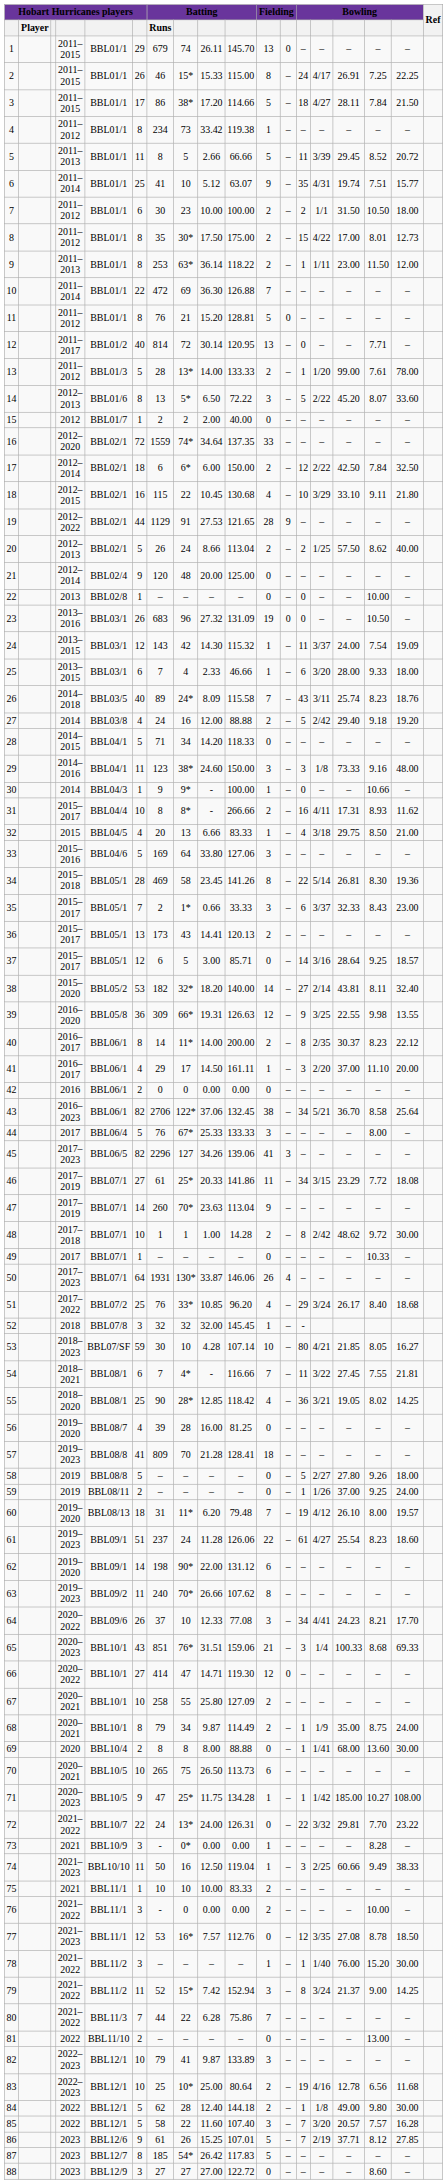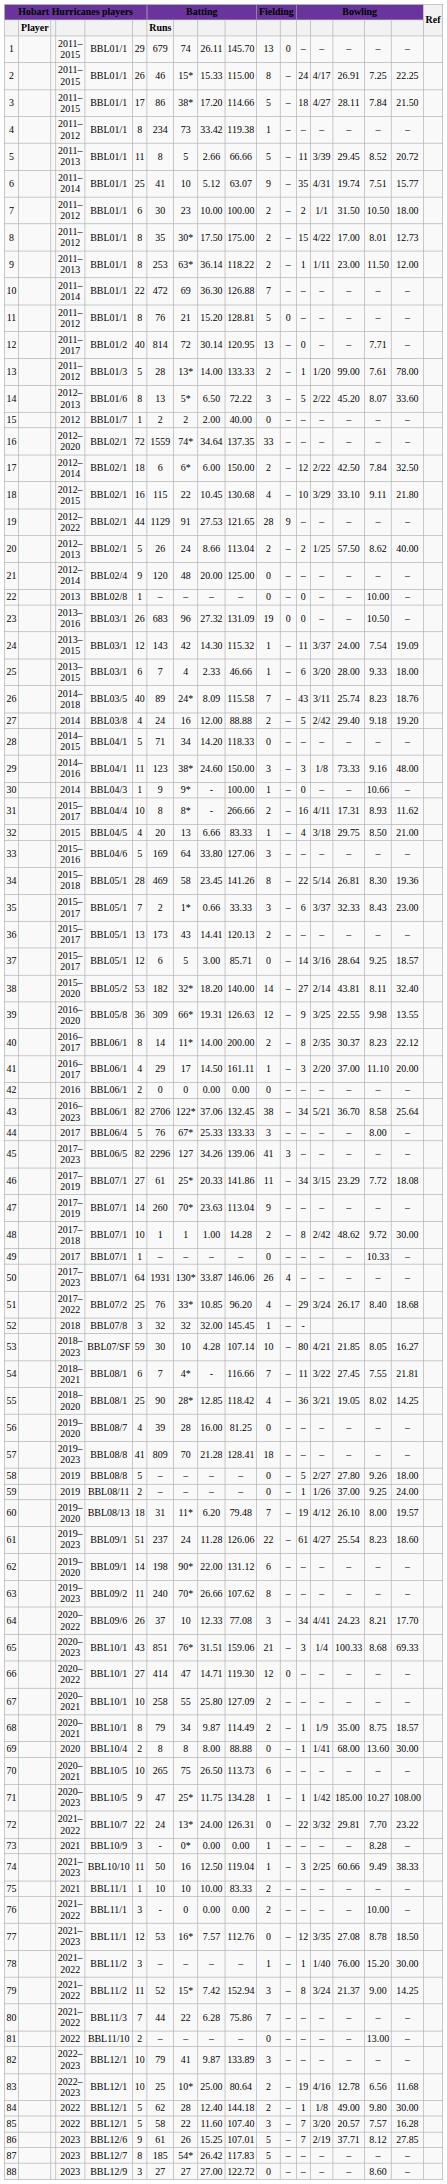(407, 1728) 24.00 -> (407, 1728) 18.57
